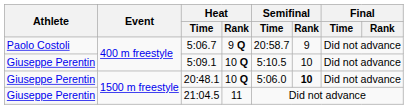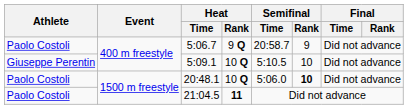(51, 80) Giuseppe Perentin -> (38, 80) Paolo Costoli
(51, 96) Giuseppe Perentin -> (38, 96) Paolo Costoli
(237, 96) normal -> (237, 96) bold
